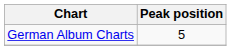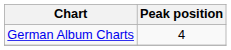(181, 34) 5 -> (181, 34) 4
